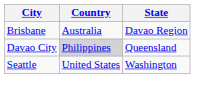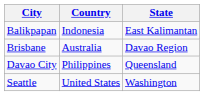+ row: (32, 30)
(86, 47) lightgrey background -> (86, 64) no background
